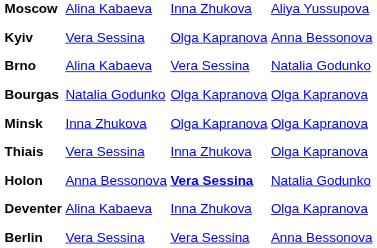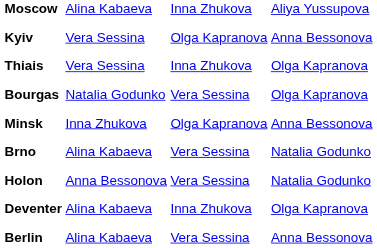rows swapped: (24, 152) <-> (20, 66)
(219, 94) Olga Kapranova -> (210, 94) Vera Sessina
(319, 123) Olga Kapranova -> (322, 123) Anna Bessonova
(212, 180) bold -> (210, 180) normal
(105, 237) Vera Sessina -> (109, 237) Alina Kabaeva
